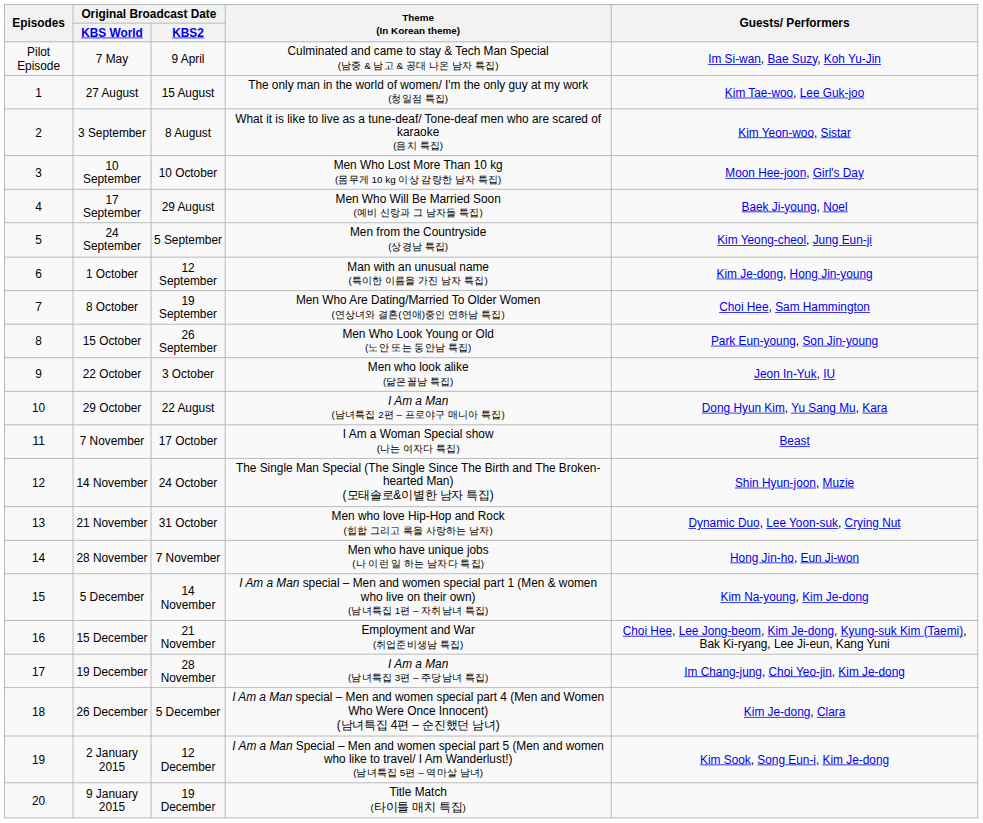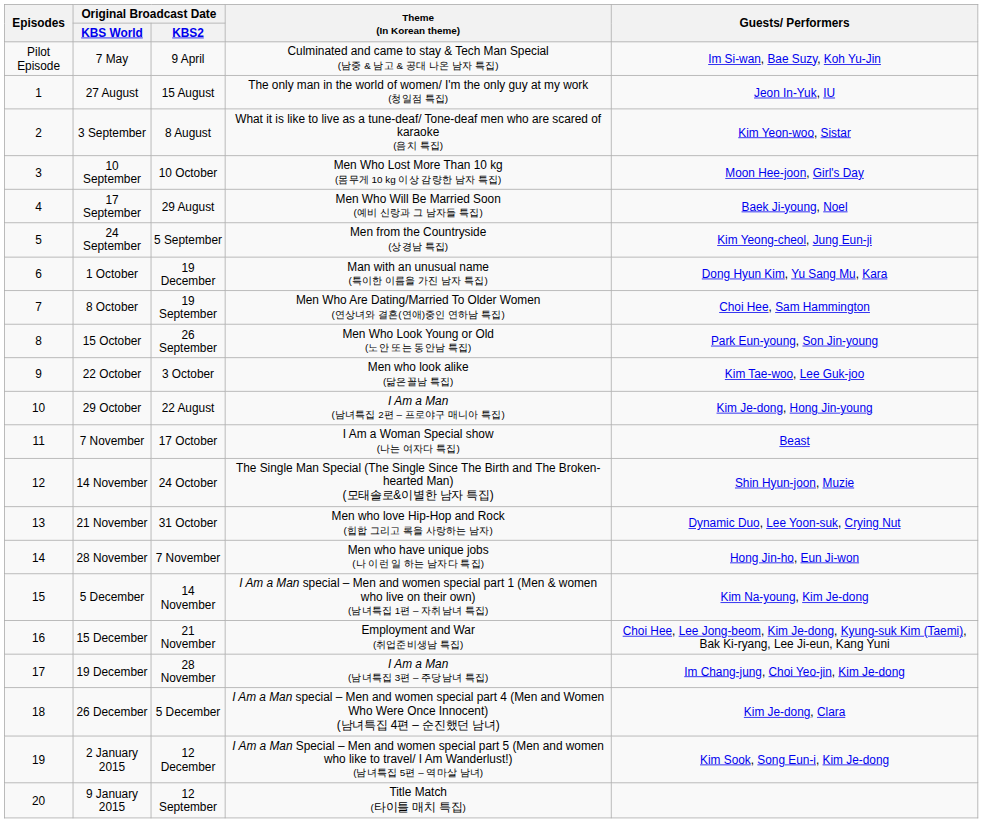(795, 92) Kim Tae-woo, Lee Guk-joo -> (795, 92) Jeon In-Yuk, IU
(188, 274) 12 September -> (188, 274) 19 December
(795, 274) Kim Je-dong, Hong Jin-young -> (795, 274) Dong Hyun Kim, Yu Sang Mu, Kara
(795, 374) Jeon In-Yuk, IU -> (795, 374) Kim Tae-woo, Lee Guk-joo
(795, 408) Dong Hyun Kim, Yu Sang Mu, Kara -> (795, 408) Kim Je-dong, Hong Jin-young
(188, 801) 19 December -> (188, 801) 12 September
